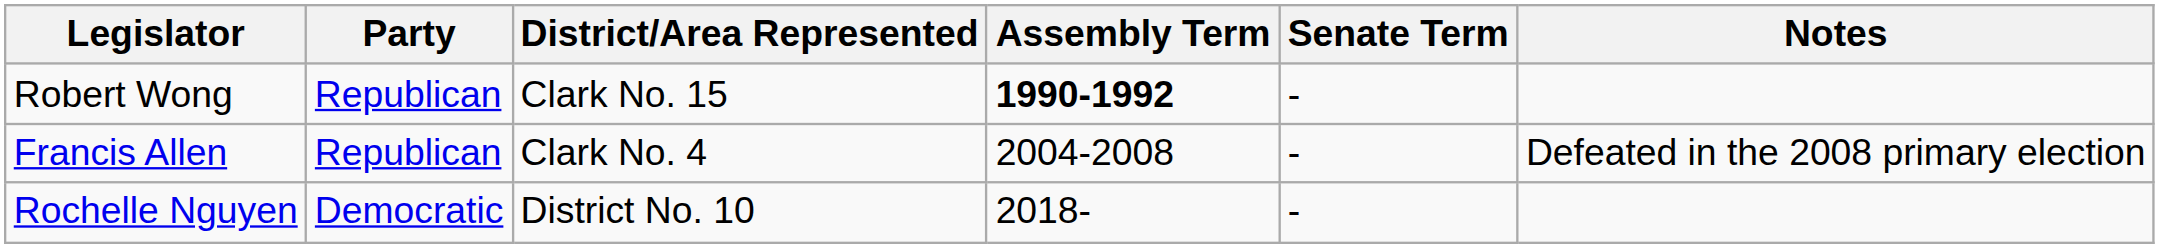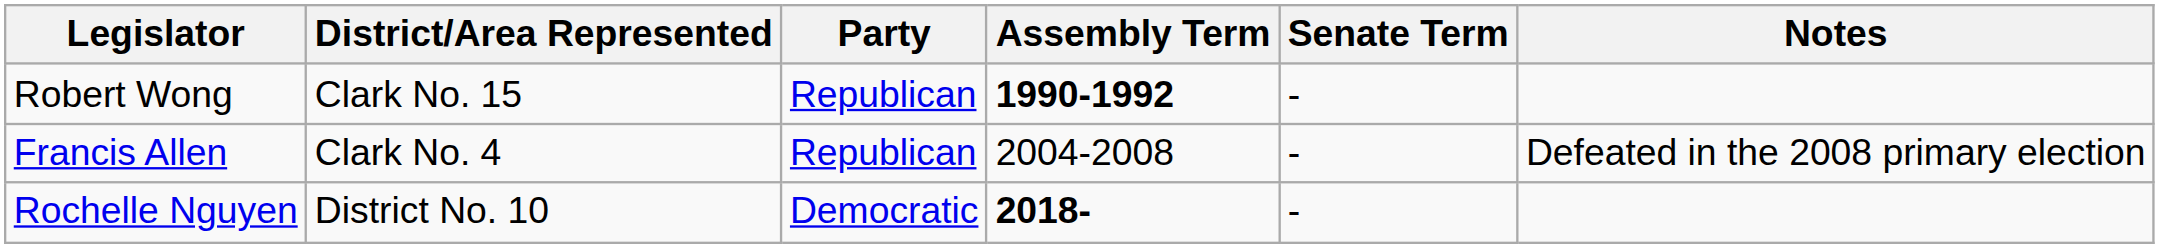columns swapped: (409, 34) <-> (750, 34)
(1043, 211) normal -> (1043, 211) bold
